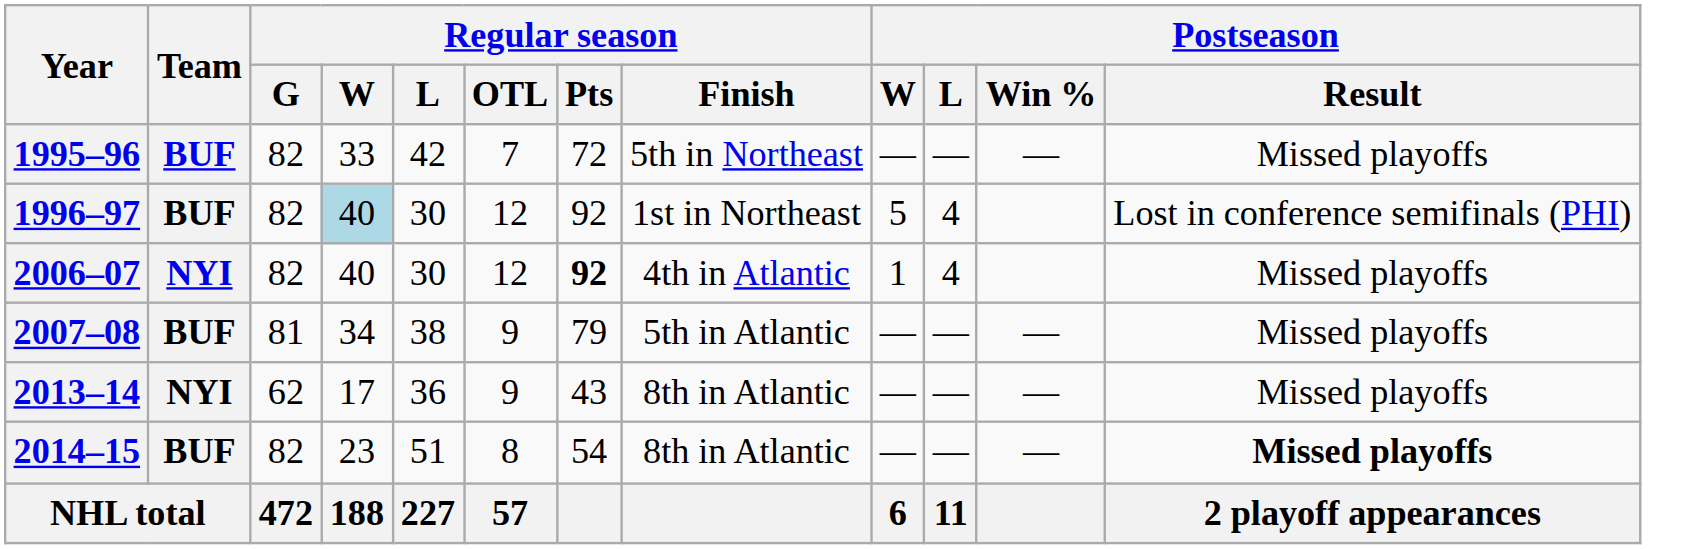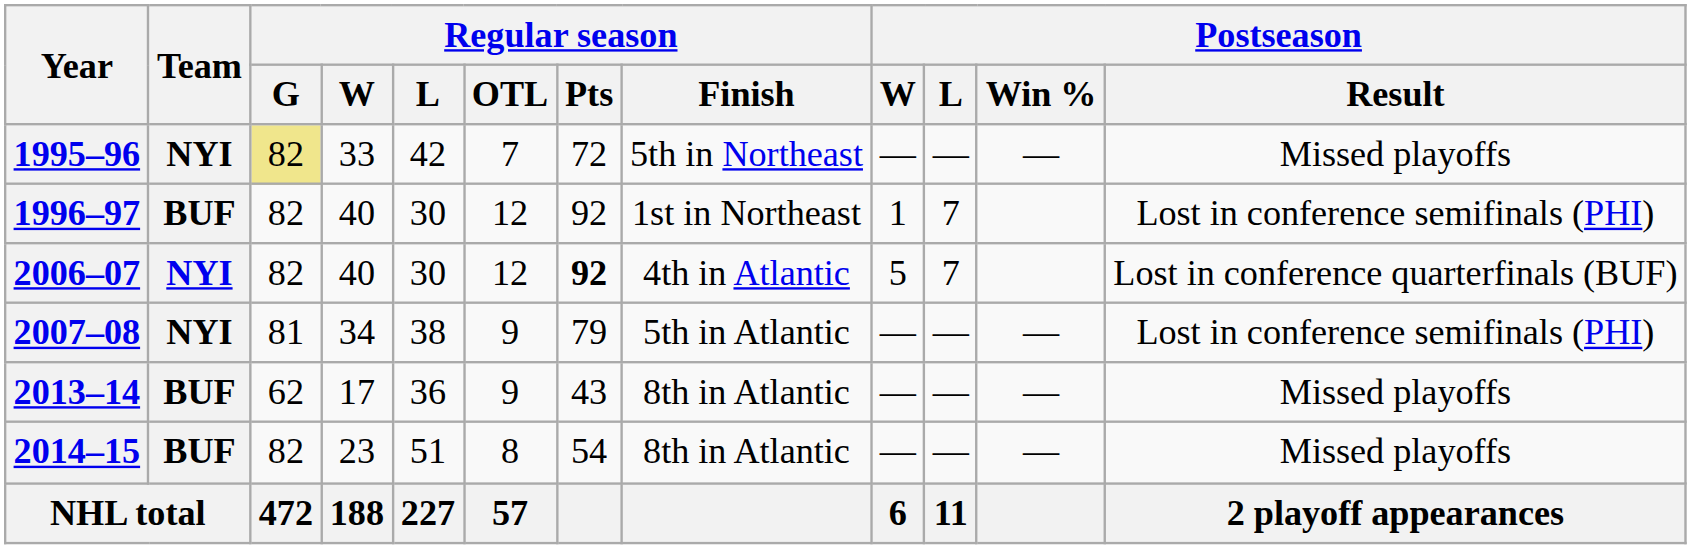(199, 153) BUF -> (199, 153) NYI
(286, 153) no background -> (286, 153) khaki background
(357, 213) lightblue background -> (357, 213) no background
(898, 213) 5 -> (898, 213) 1
(951, 213) 4 -> (951, 213) 7
(898, 273) 1 -> (898, 273) 5
(951, 273) 4 -> (951, 273) 7
(1372, 273) Missed playoffs -> (1395, 273) Lost in conference quarterfinals (BUF)
(199, 332) BUF -> (199, 332) NYI
(1372, 332) Missed playoffs -> (1395, 332) Lost in conference semifinals (PHI)
(199, 392) NYI -> (199, 392) BUF
(1372, 452) bold -> (1395, 452) normal
